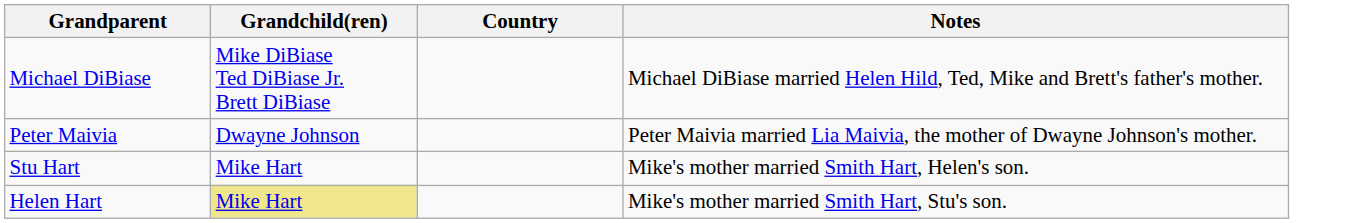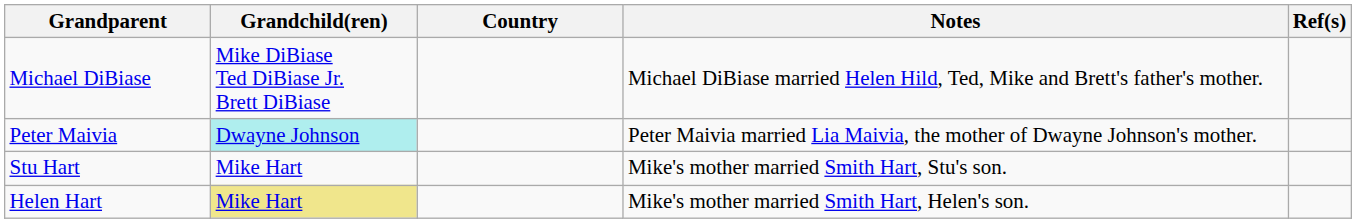+ column: (1319, 21)
(288, 134) no background -> (288, 134) paleturquoise background
(829, 168) Mike's mother married Smith Hart, Helen's son. -> (817, 168) Mike's mother married Smith Hart, Stu's son.
(817, 201) Mike's mother married Smith Hart, Stu's son. -> (829, 201) Mike's mother married Smith Hart, Helen's son.
